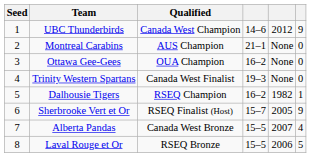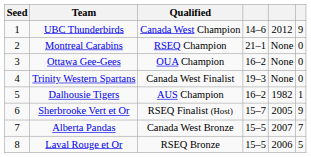(190, 45) AUS Champion -> (190, 45) RSEQ Champion
(190, 95) RSEQ Champion -> (190, 95) AUS Champion
(301, 128) 4 -> (301, 128) 7
